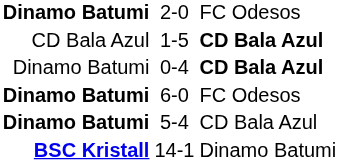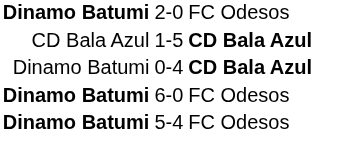(258, 122) CD Bala Azul -> (239, 122) FC Odesos
- row: (174, 150)
